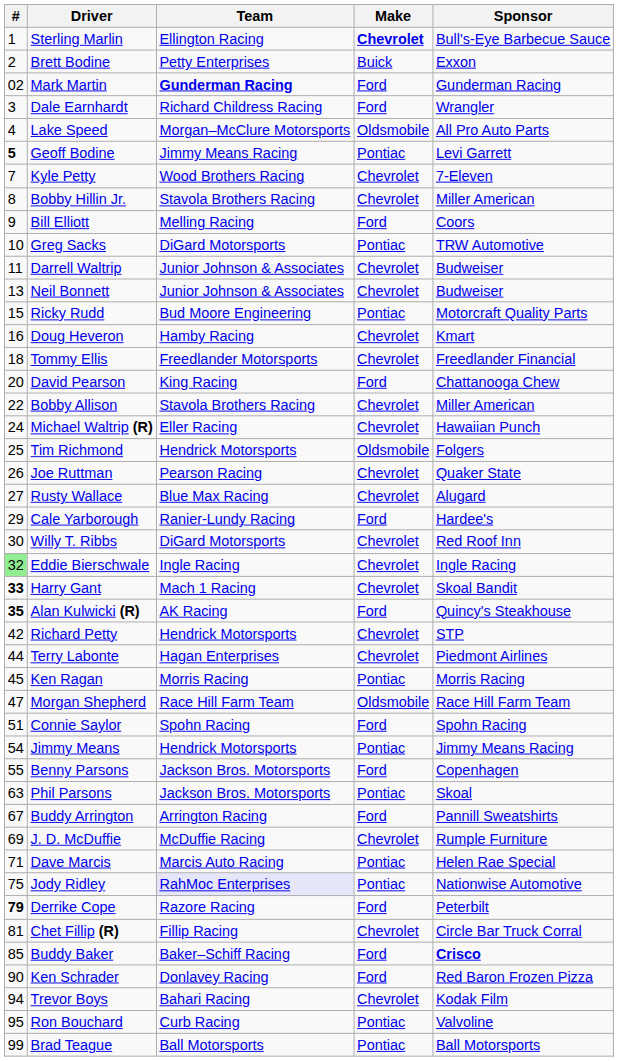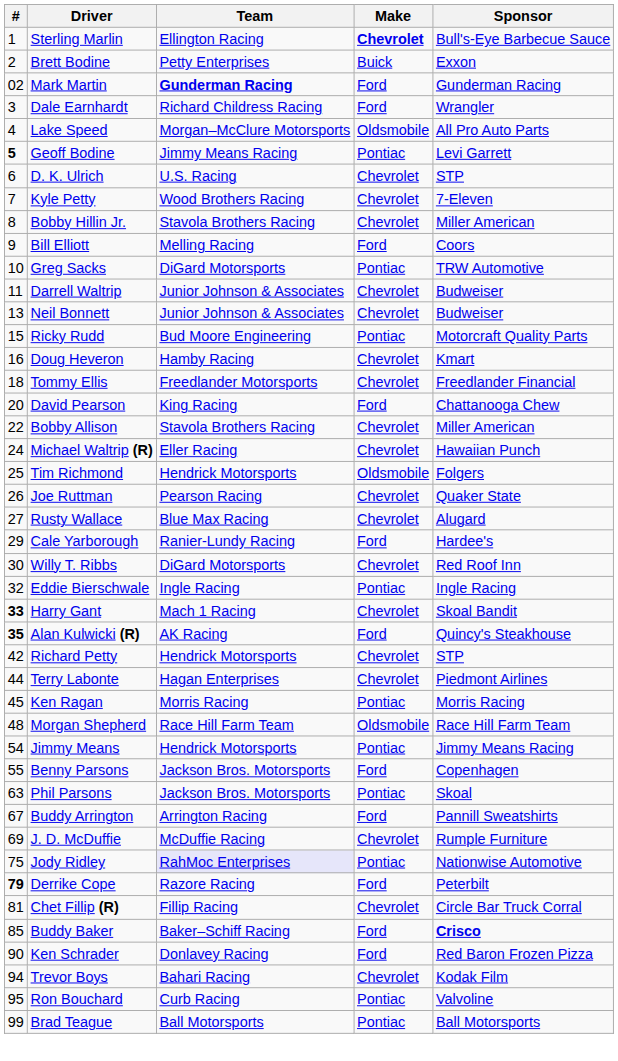+ row: (67, 176)
(16, 565) lightgreen background -> (16, 588) no background
(388, 565) Chevrolet -> (381, 588) Pontiac
(16, 702) 47 -> (16, 725) 48
- row: (76, 725)
- row: (71, 862)
